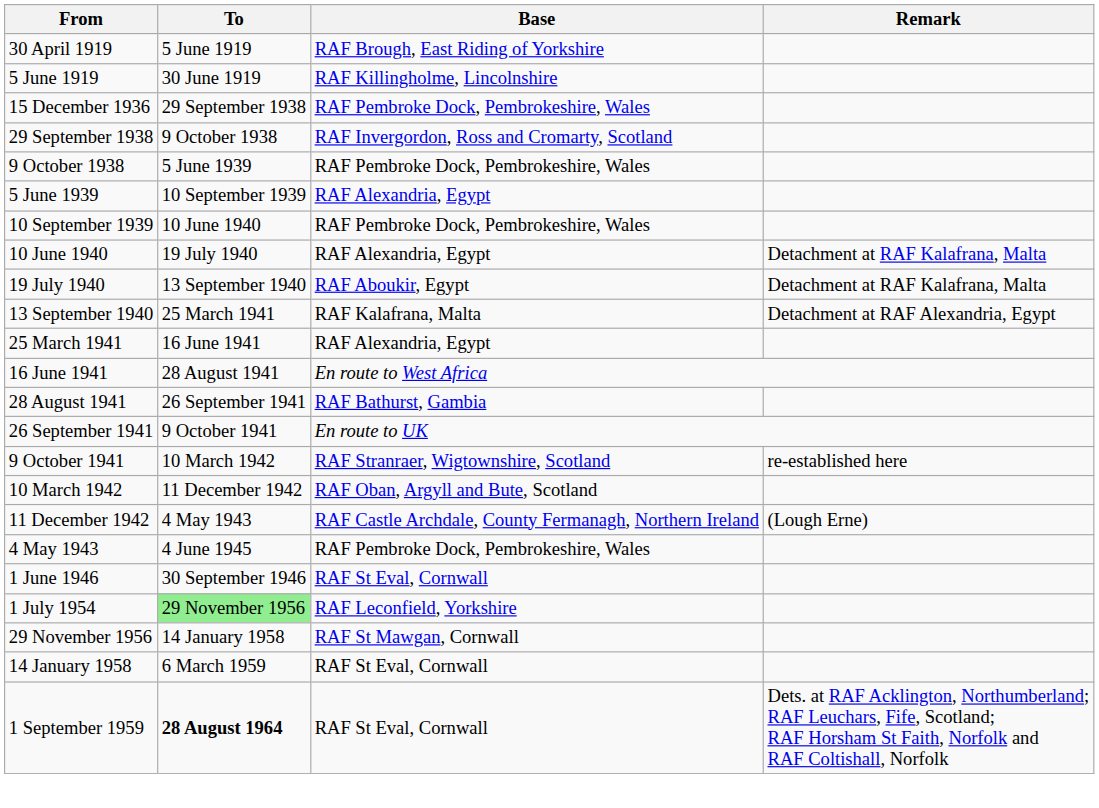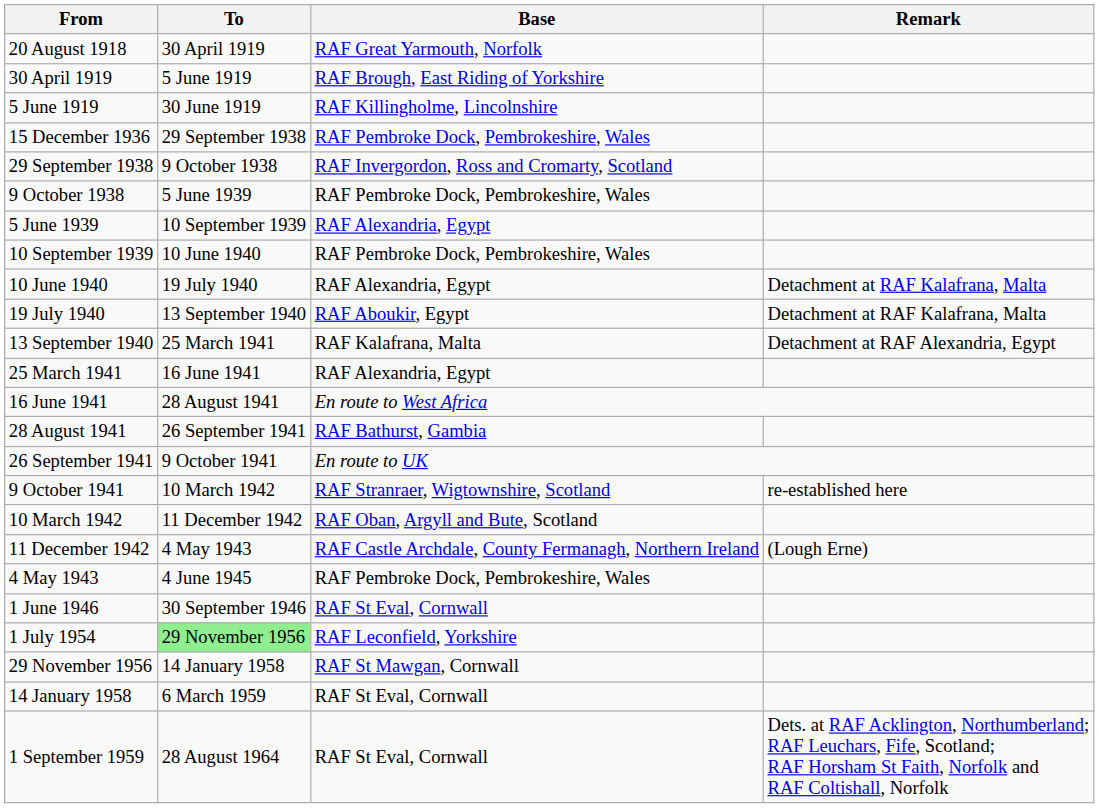+ row: (68, 48)
(222, 727) bold -> (221, 756) normal
